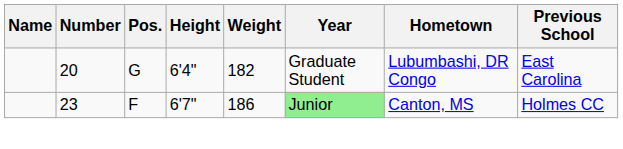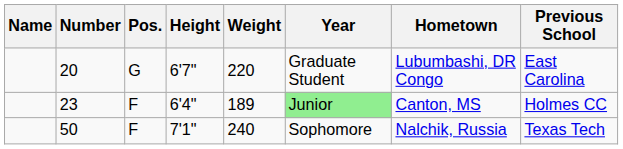(183, 70) 6'4" -> (183, 70) 6'7"
(241, 70) 182 -> (241, 70) 220
(183, 104) 6'7" -> (183, 104) 6'4"
(241, 104) 186 -> (241, 104) 189
+ row: (69, 130)
